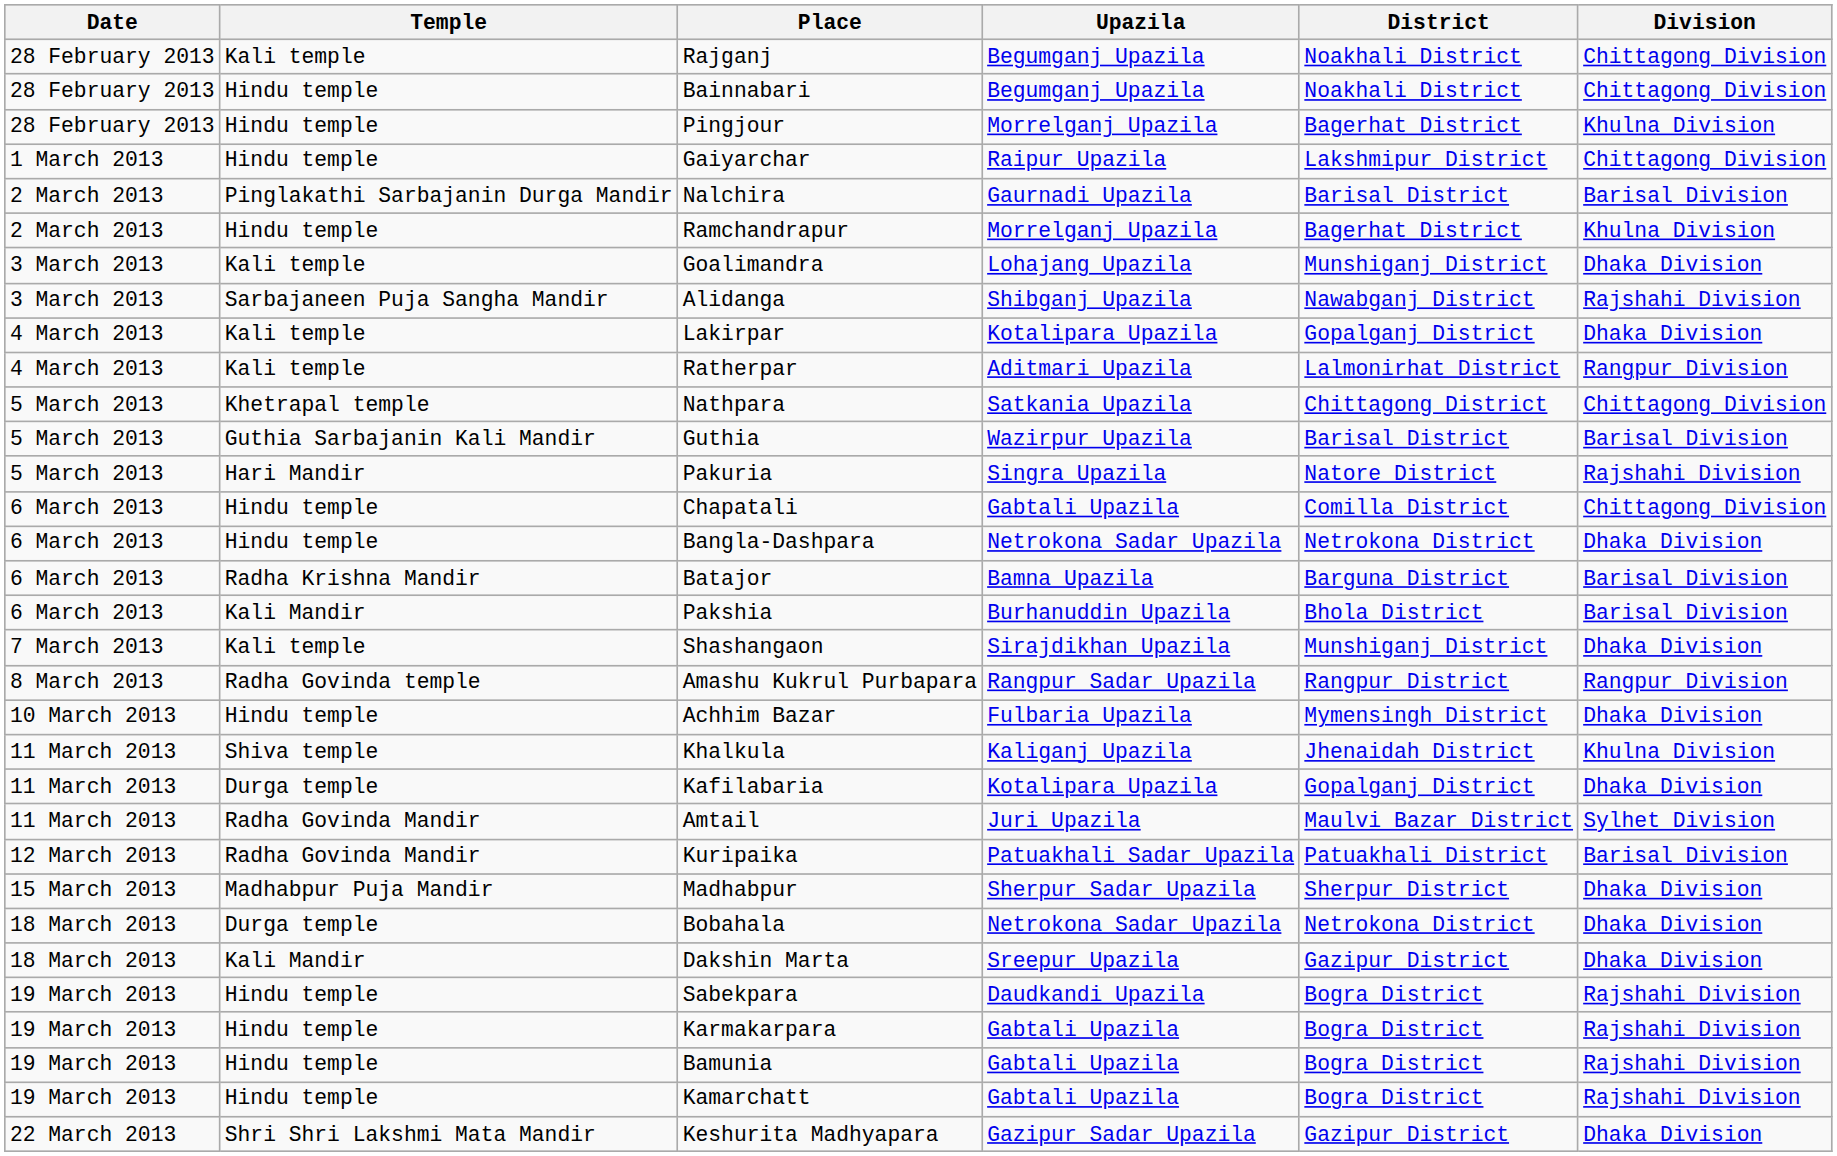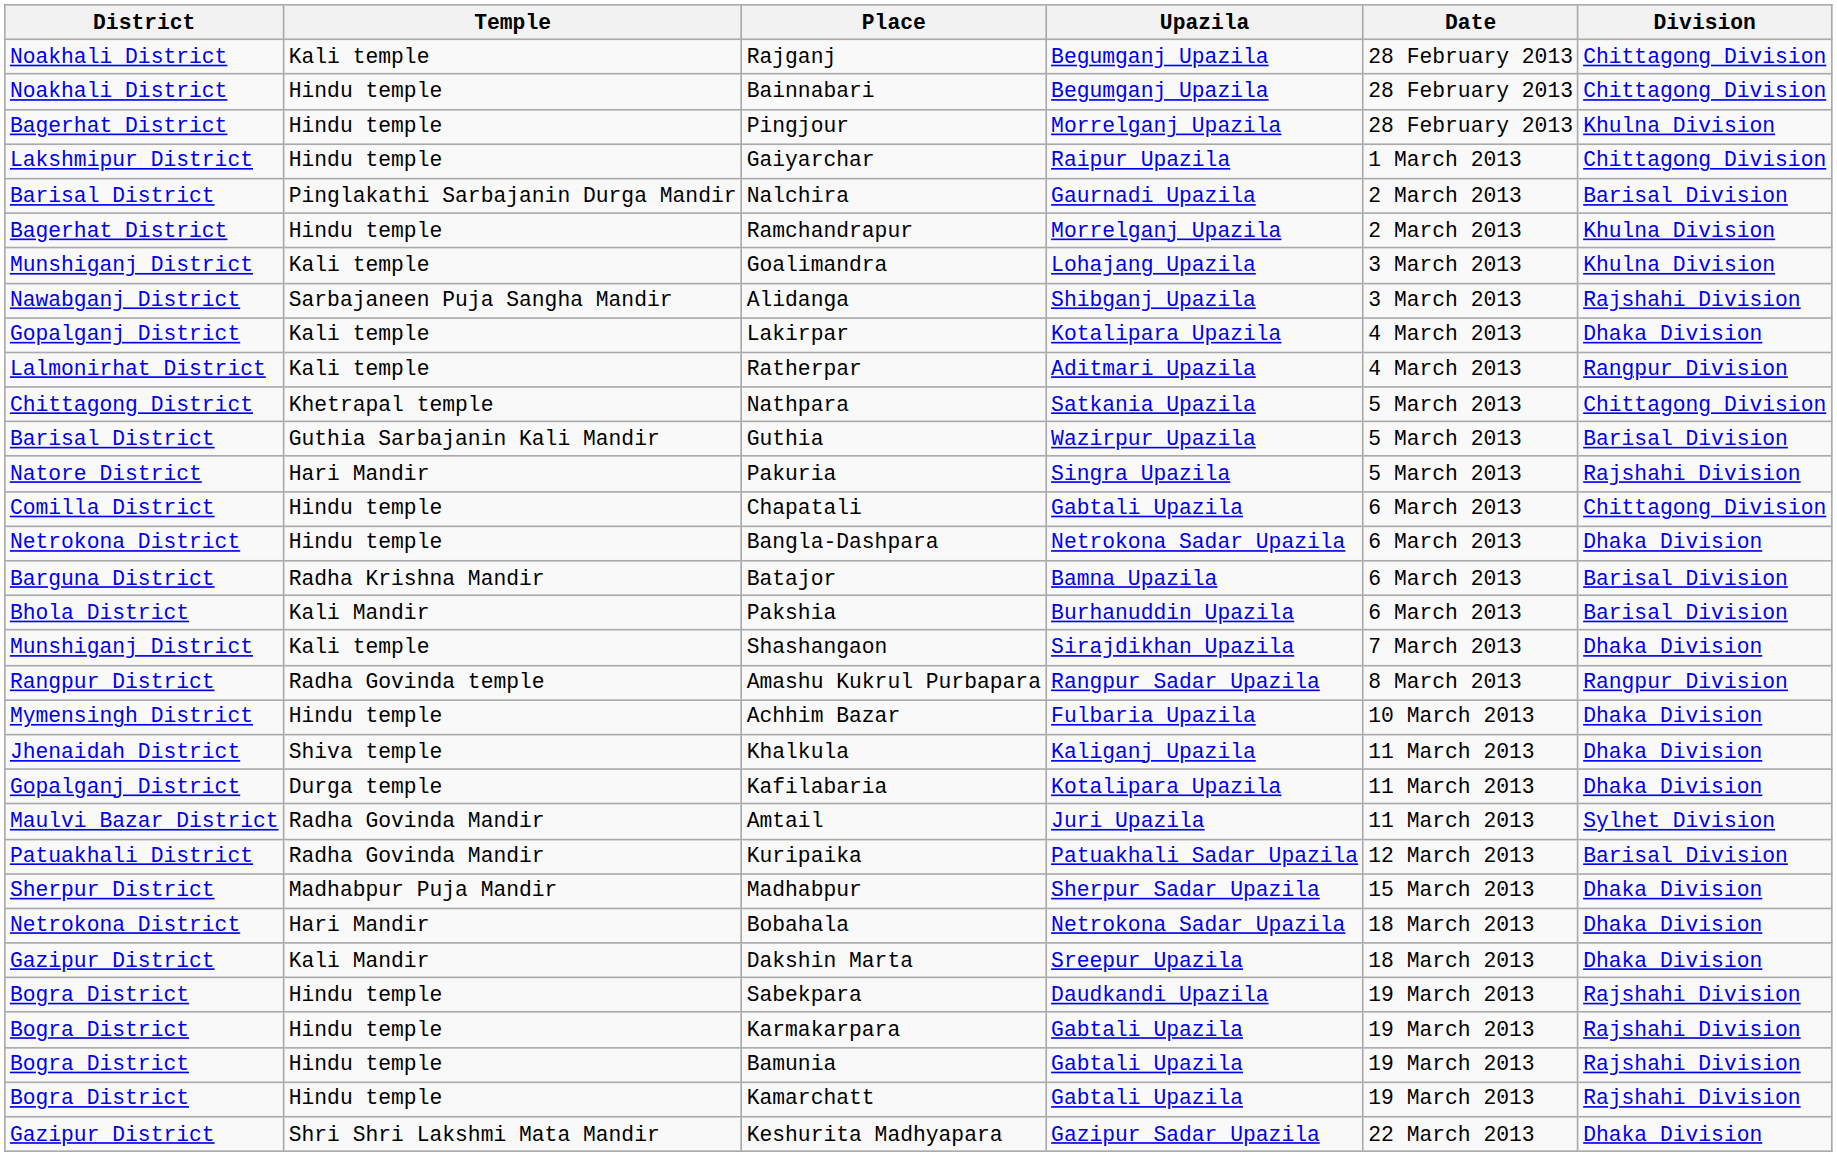columns swapped: (112, 22) <-> (1439, 22)
(1673, 265) Dhaka Division -> (1679, 265) Khulna Division
(1679, 752) Khulna Division -> (1673, 752) Dhaka Division
(302, 926) Durga temple -> (359, 926) Hari Mandir
